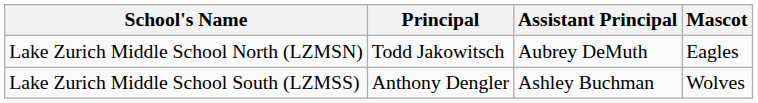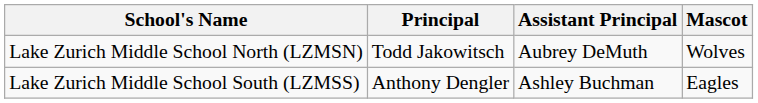(712, 51) Eagles -> (716, 51) Wolves
(716, 82) Wolves -> (712, 82) Eagles
